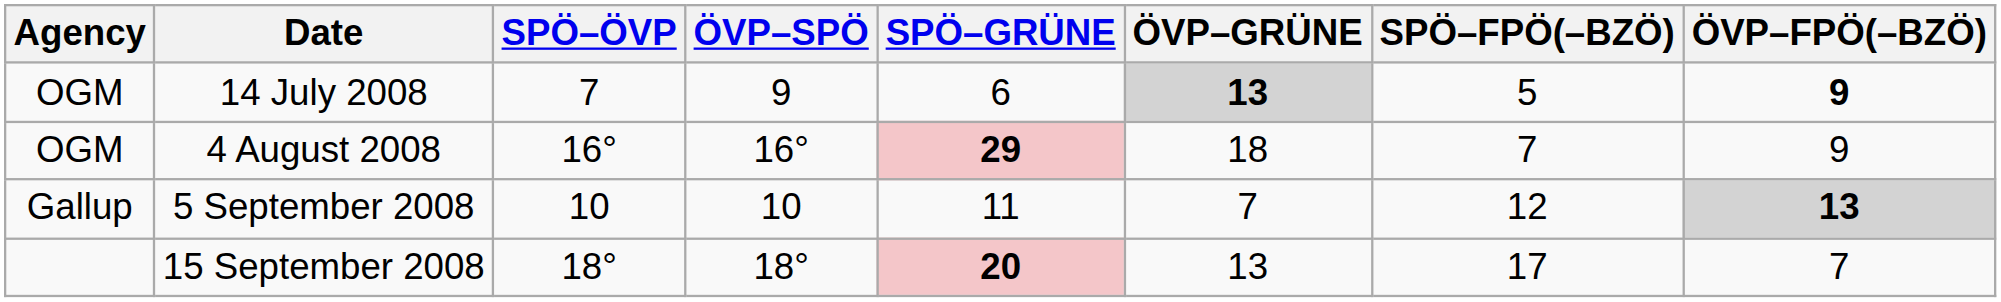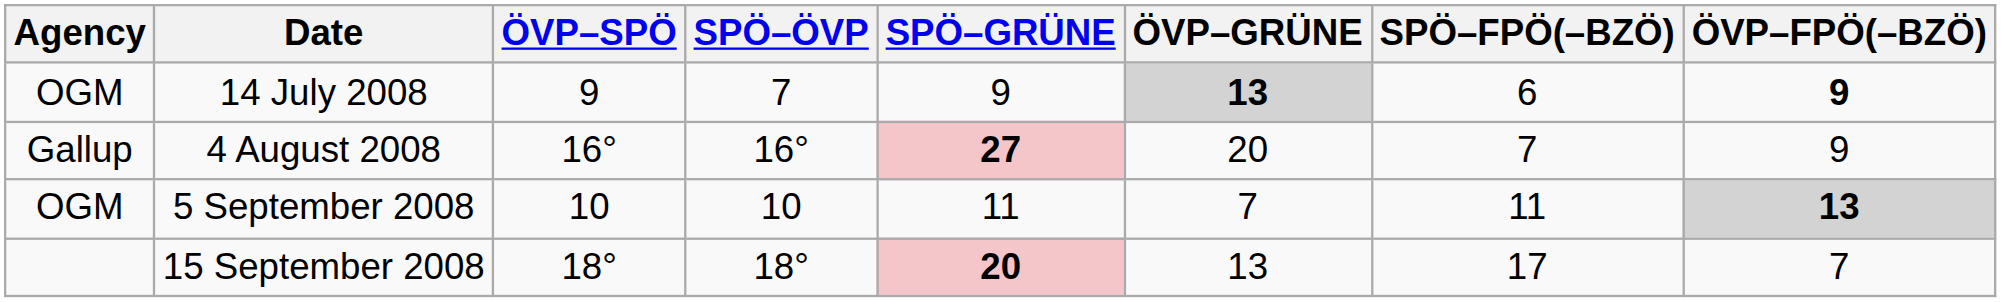columns swapped: (589, 33) <-> (781, 33)
(1001, 91) 6 -> (1001, 91) 9
(1527, 91) 5 -> (1527, 91) 6
(80, 149) OGM -> (80, 149) Gallup
(1001, 149) 29 -> (1001, 149) 27
(1248, 149) 18 -> (1248, 149) 20
(80, 207) Gallup -> (80, 207) OGM
(1527, 207) 12 -> (1527, 207) 11
